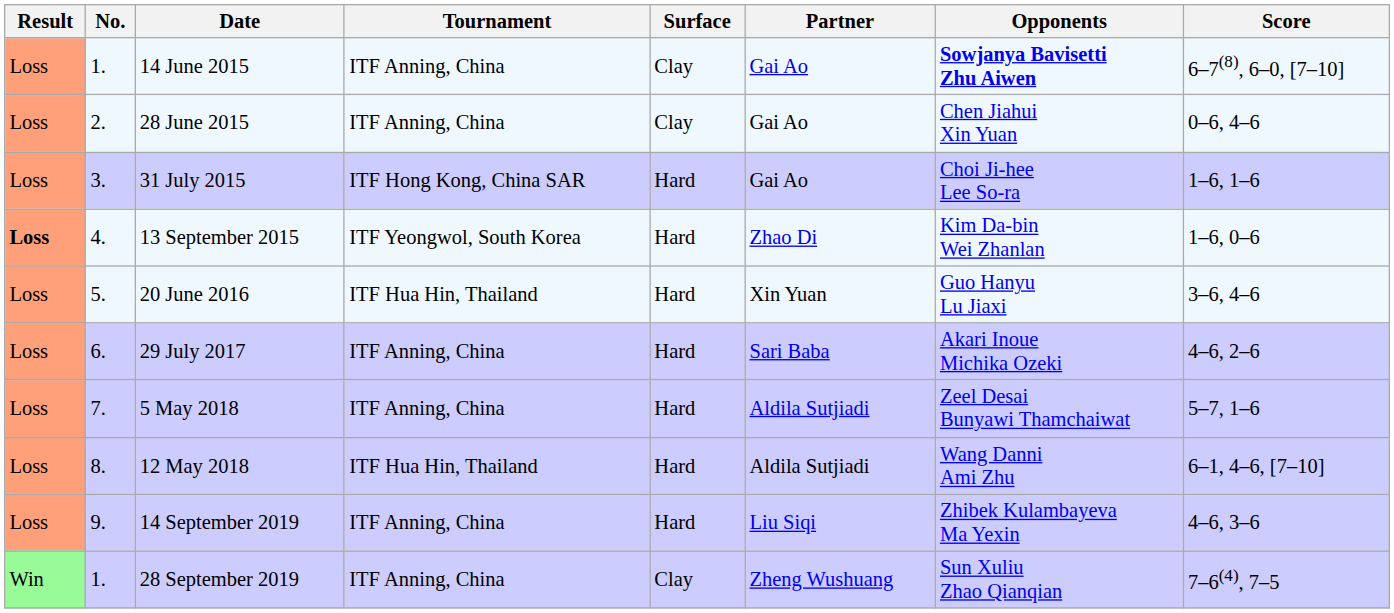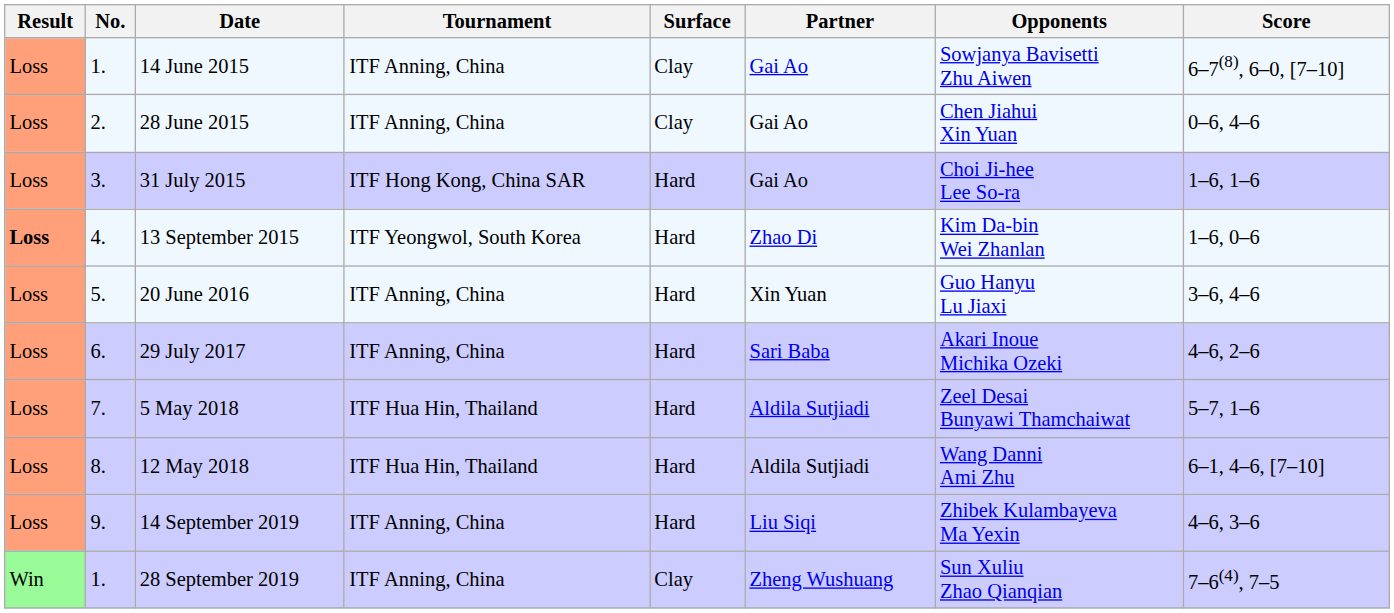(1023, 65) bold -> (1019, 65) normal
(444, 293) ITF Hua Hin, Thailand -> (427, 293) ITF Anning, China
(427, 407) ITF Anning, China -> (444, 407) ITF Hua Hin, Thailand
